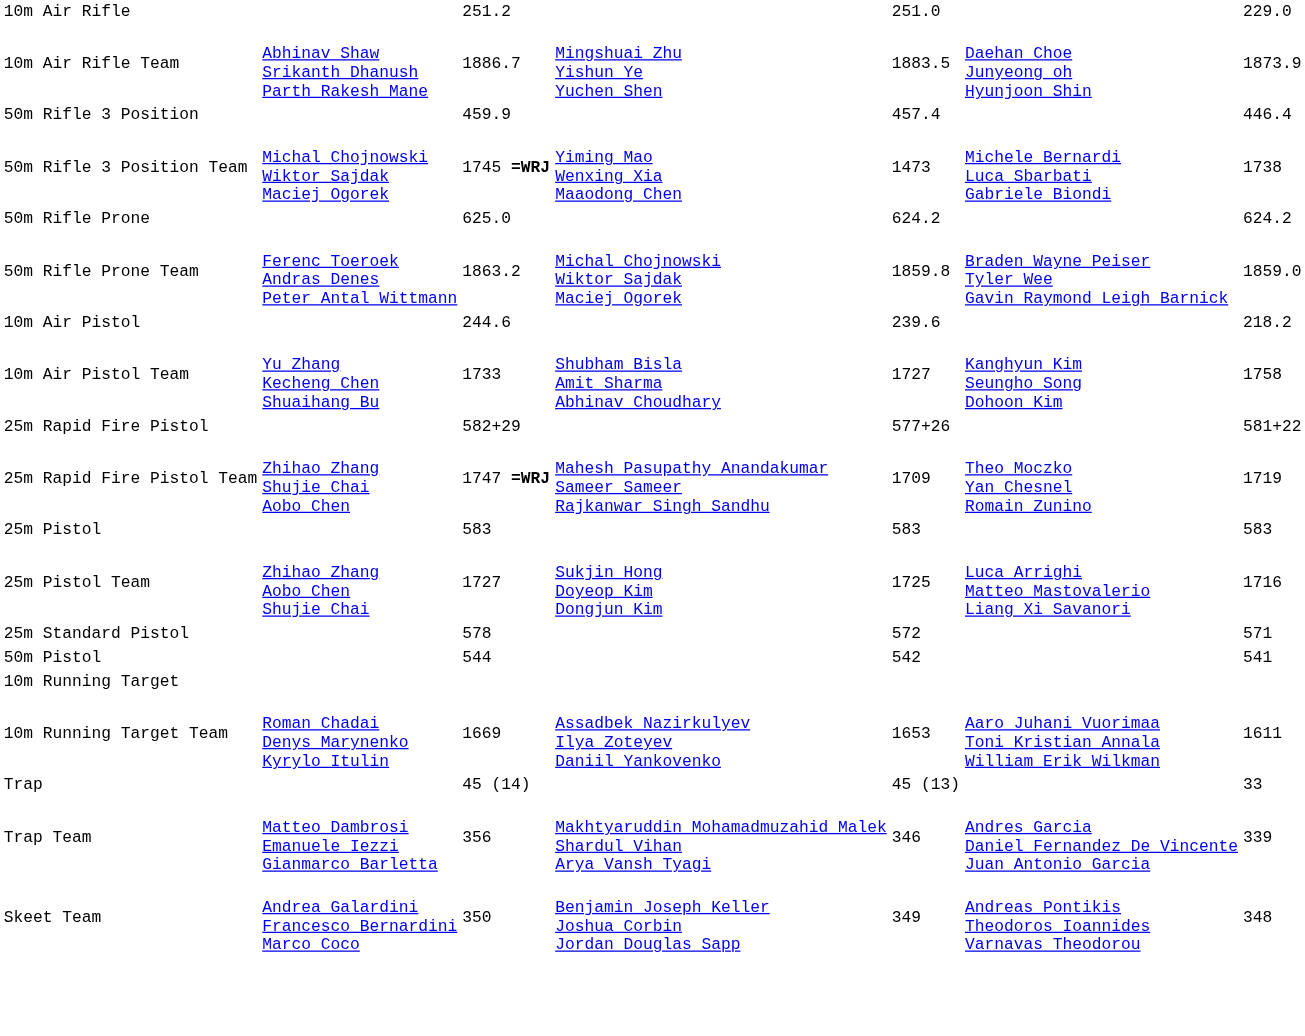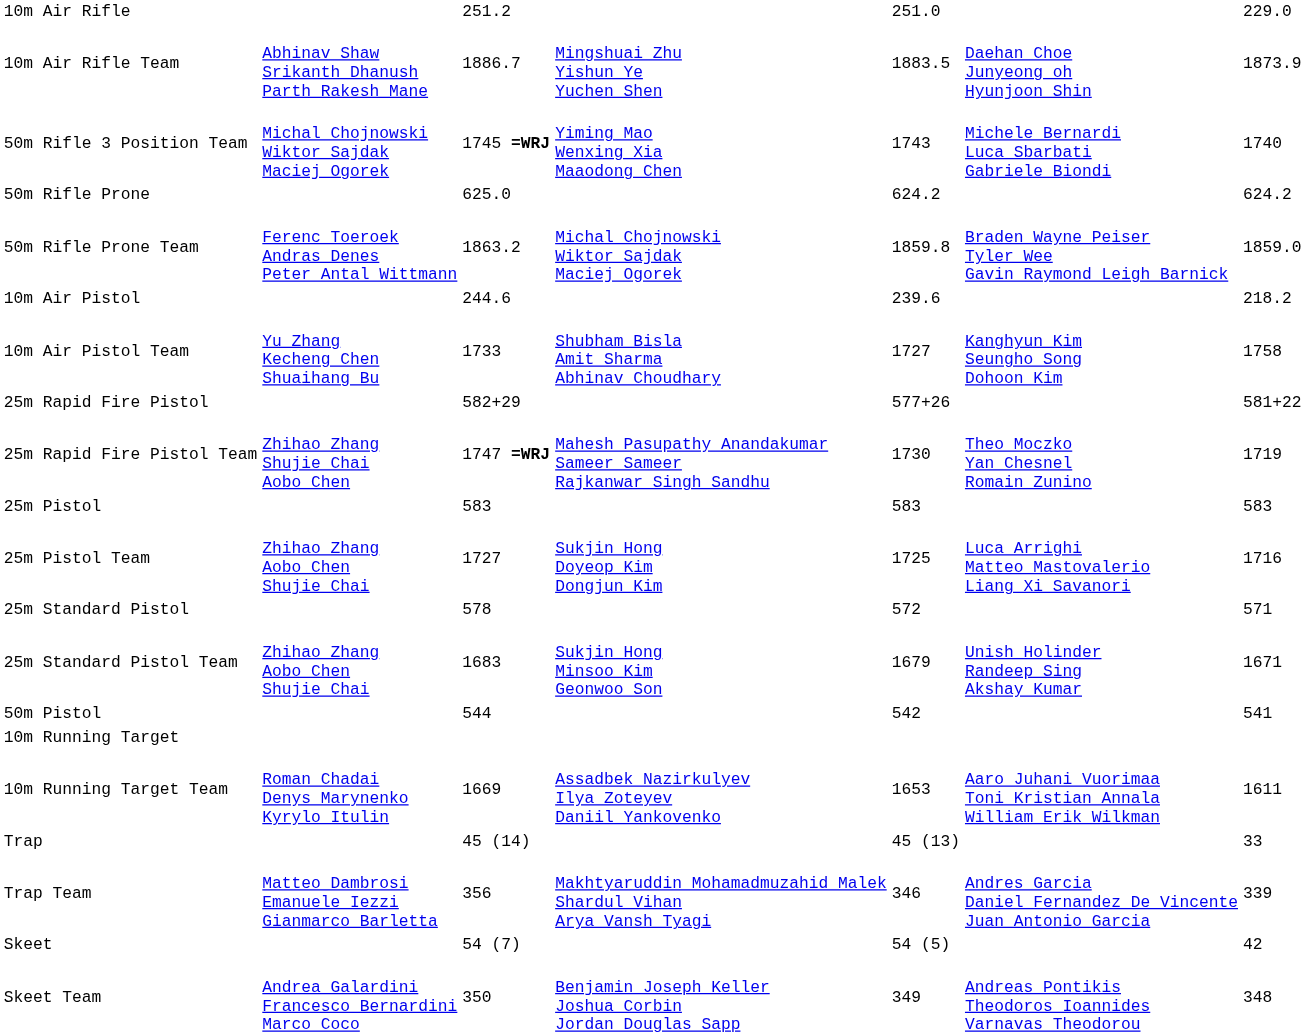- row: (101, 115)
(911, 167) 1473 -> (911, 143) 1743
(1263, 167) 1738 -> (1263, 143) 1740
(911, 478) 1709 -> (911, 454) 1730
+ row: (121, 662)
+ row: (28, 945)
